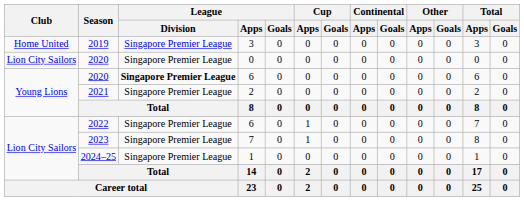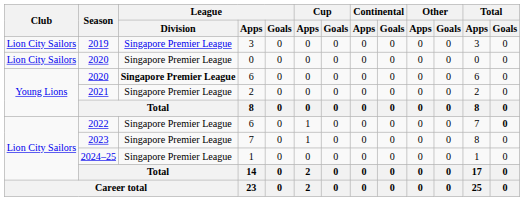(41, 44) Home United -> (41, 44) Lion City Sailors
(505, 124) normal -> (505, 124) bold
